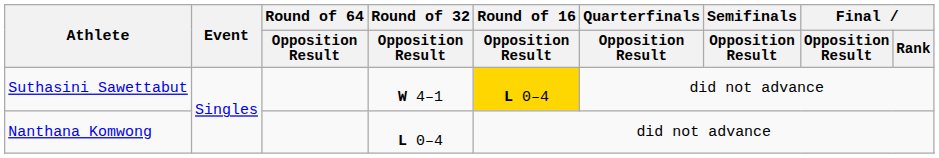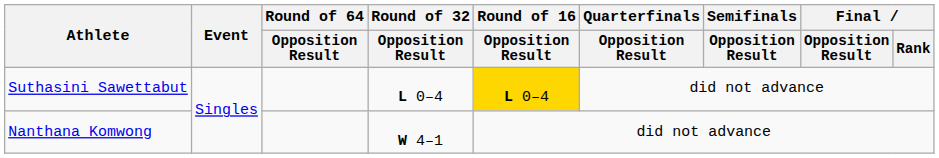(421, 98) W 4–1 -> (421, 98) L 0–4
(421, 141) L 0–4 -> (421, 141) W 4–1
